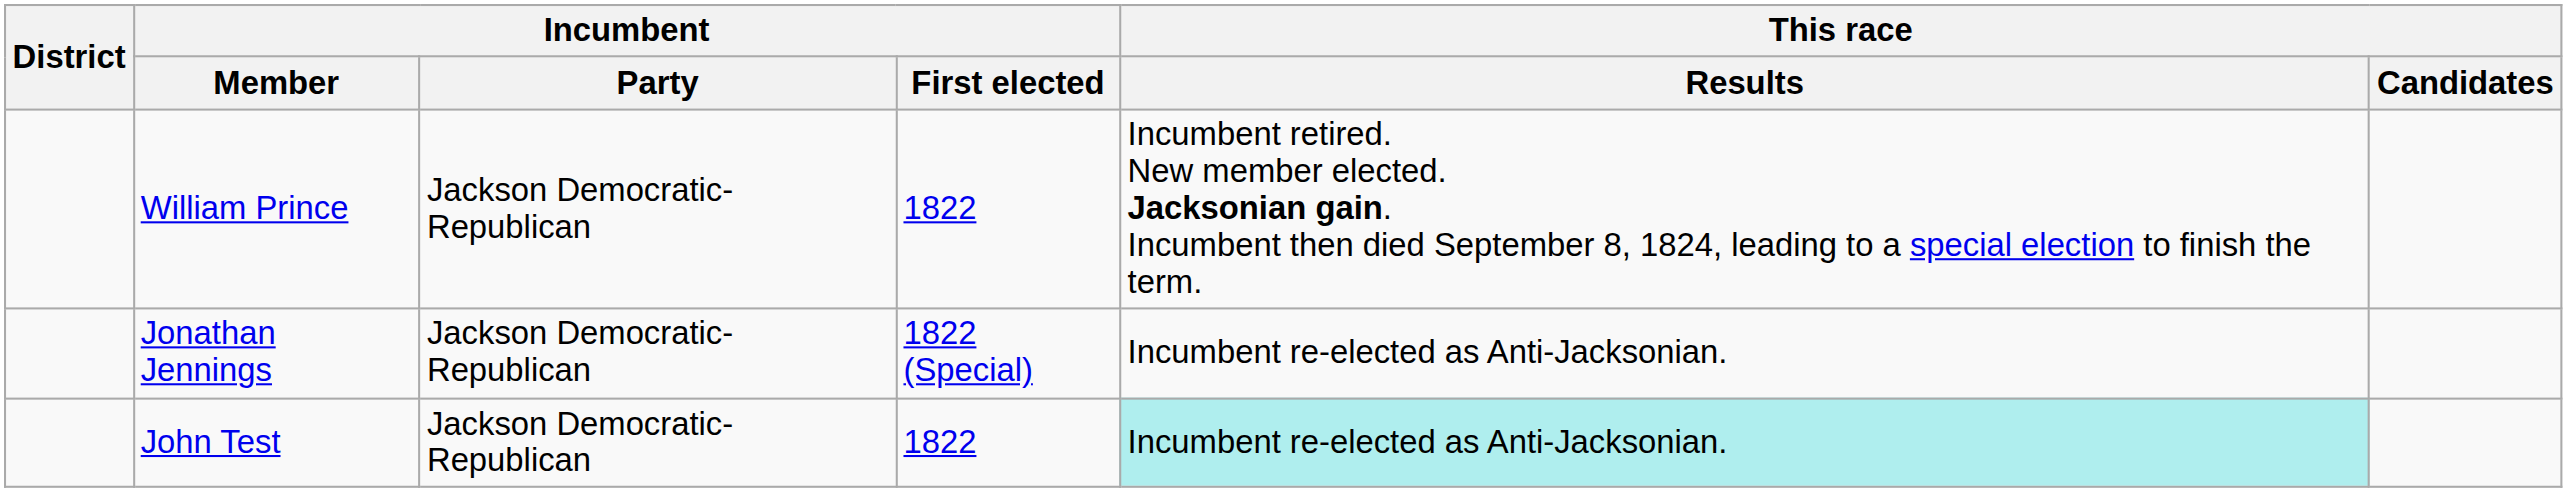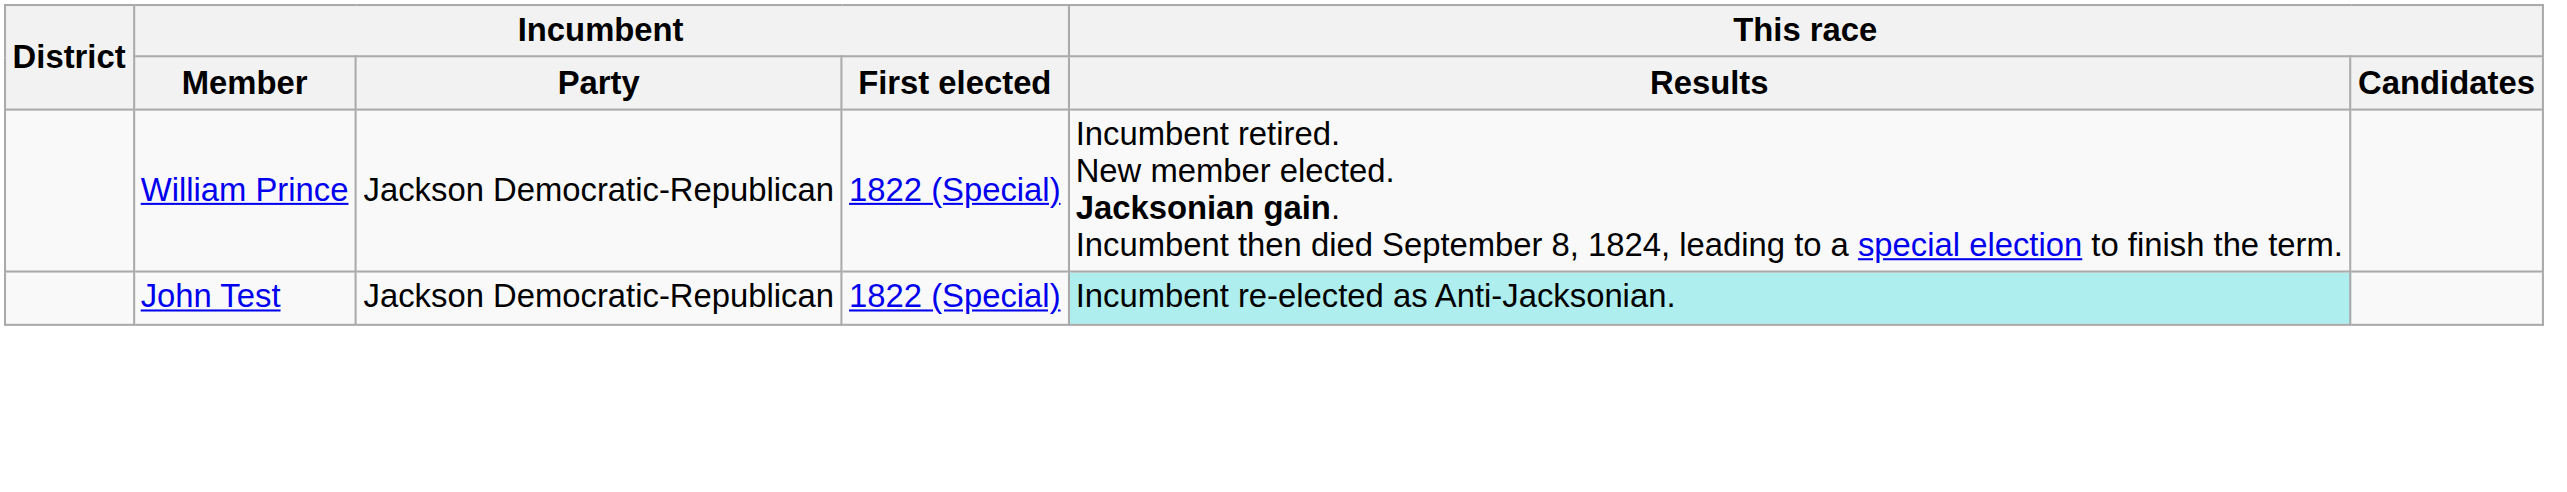(940, 208) 1822 -> (955, 189) 1822 (Special)
- row: (208, 352)
(940, 441) 1822 -> (955, 297) 1822 (Special)
